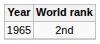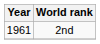(19, 30) 1965 -> (19, 30) 1961
